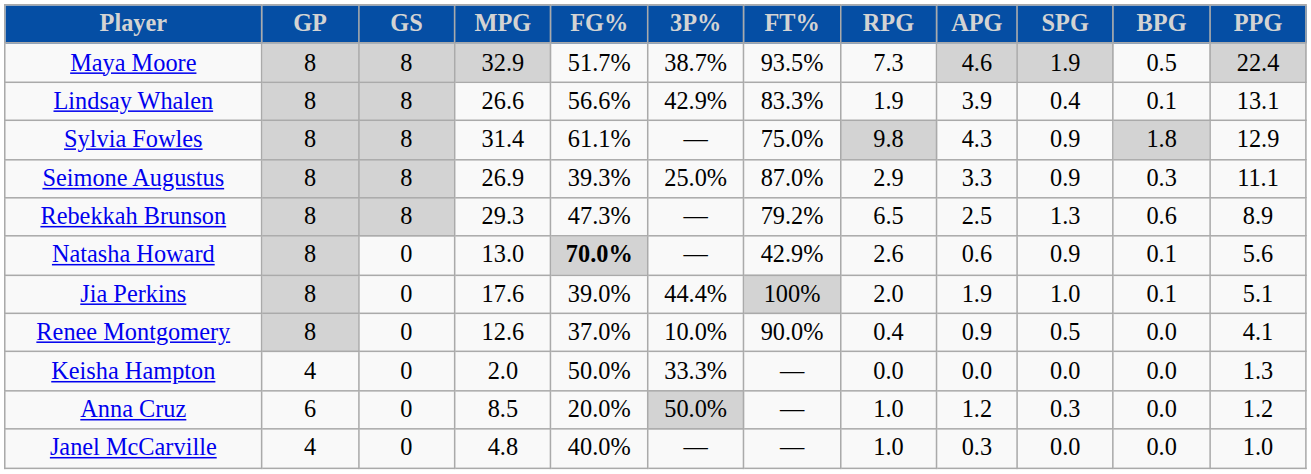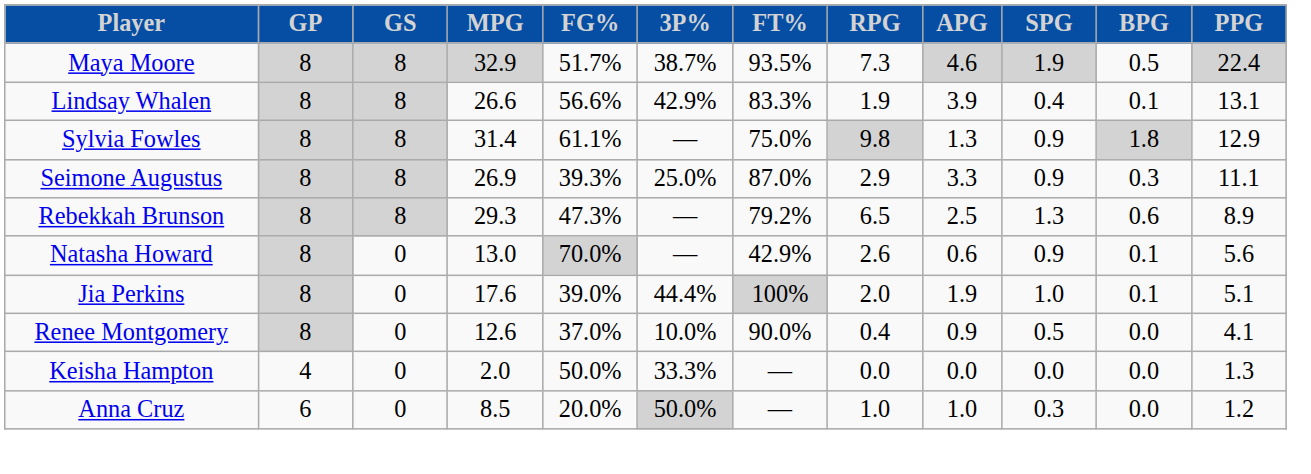(977, 139) 4.3 -> (962, 139) 1.3
(599, 255) bold -> (590, 255) normal
(977, 409) 1.2 -> (962, 409) 1.0
- row: (133, 448)
